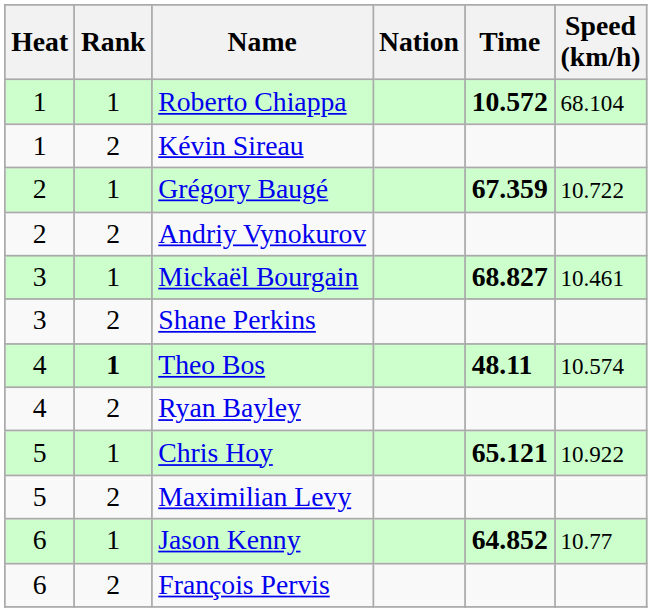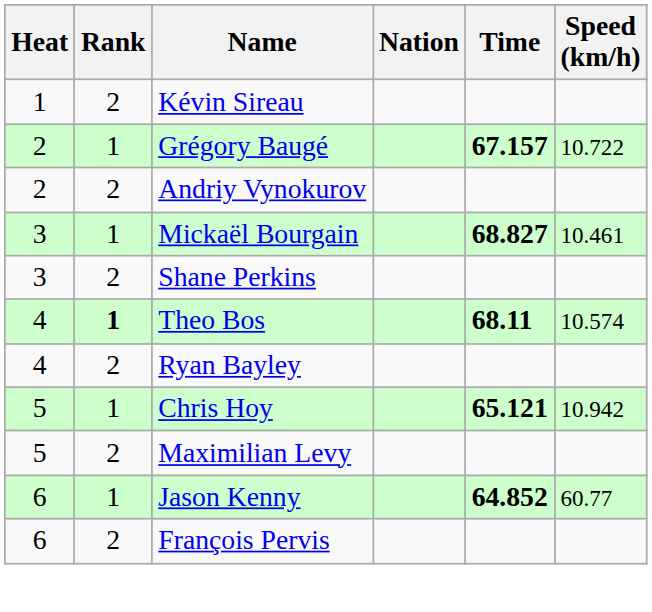- row: (252, 101)
(510, 189) 67.359 -> (510, 145) 67.157
(502, 364) 48.11 -> (502, 320) 68.11
(592, 454) 10.922 -> (592, 410) 10.942
(586, 542) 10.77 -> (586, 498) 60.77
